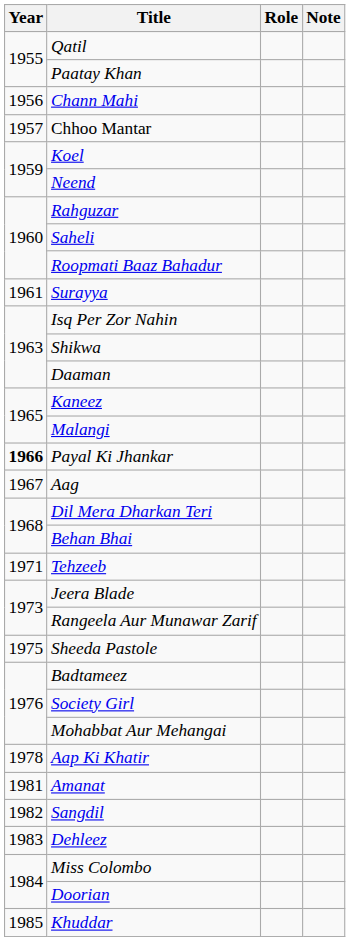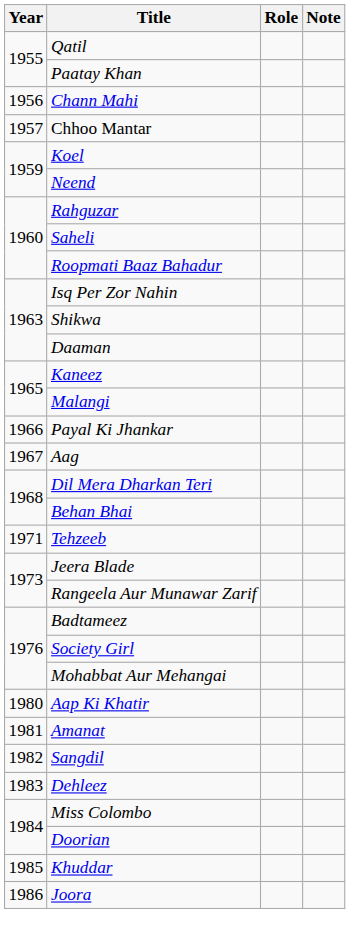- row: (79, 292)
(26, 456) bold -> (26, 429) normal
- row: (104, 648)
(26, 758) 1978 -> (26, 703) 1980
+ row: (71, 895)
